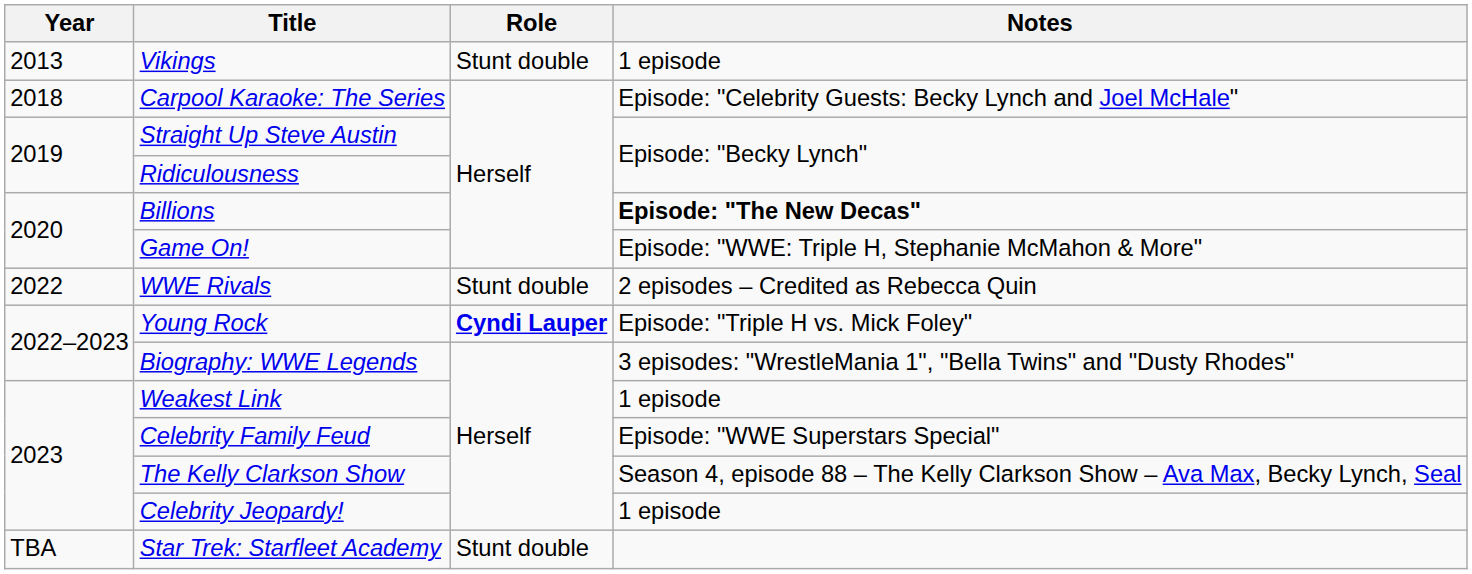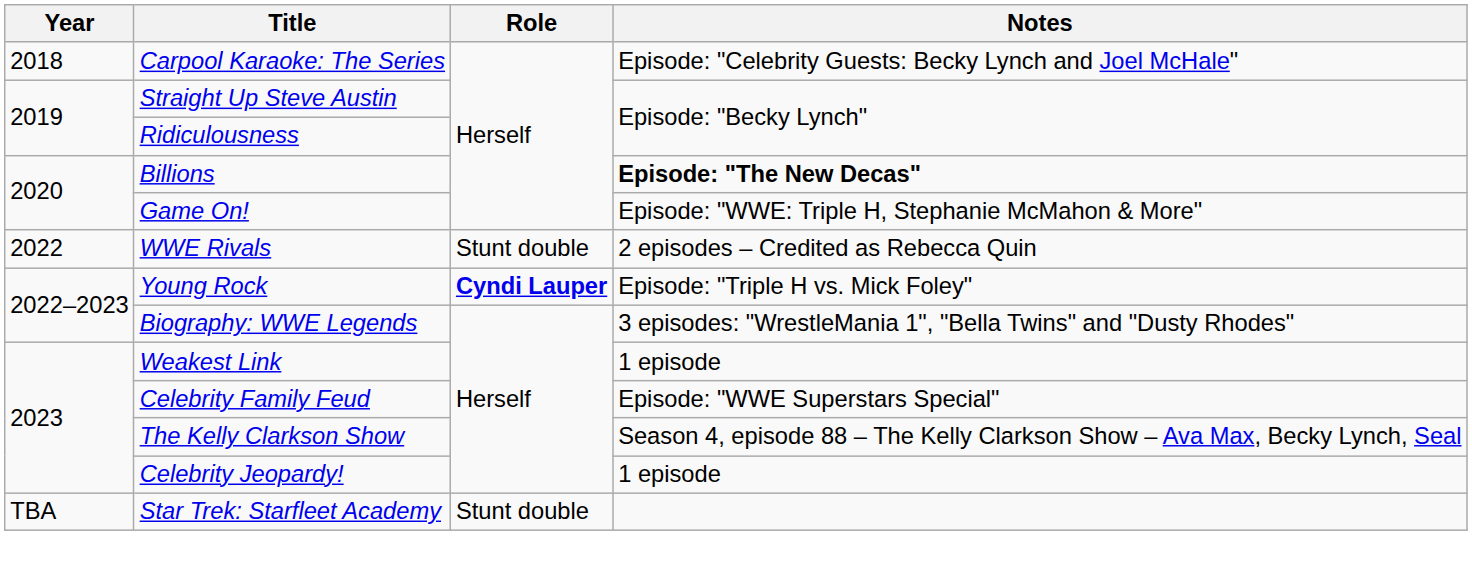- row: (178, 60)
